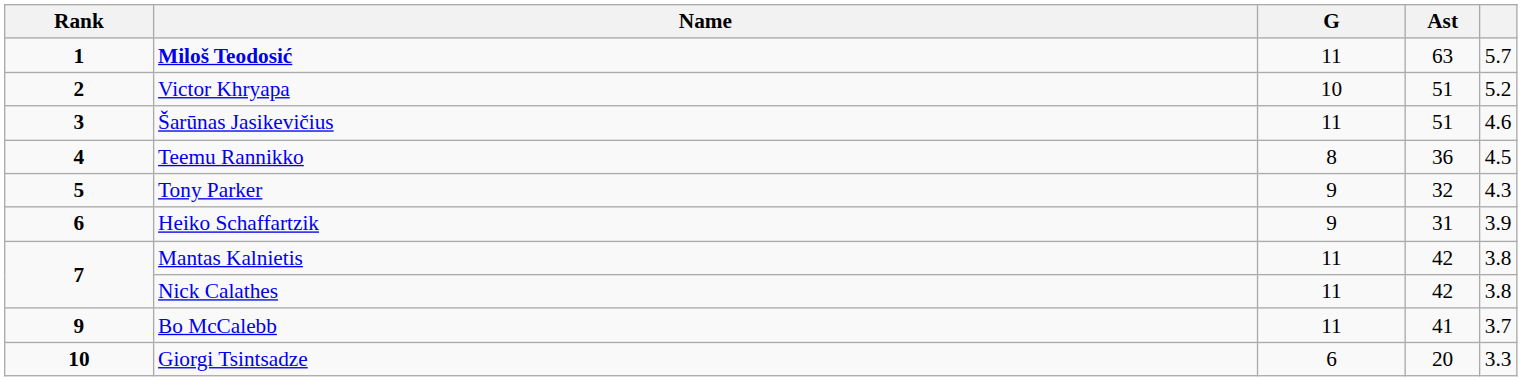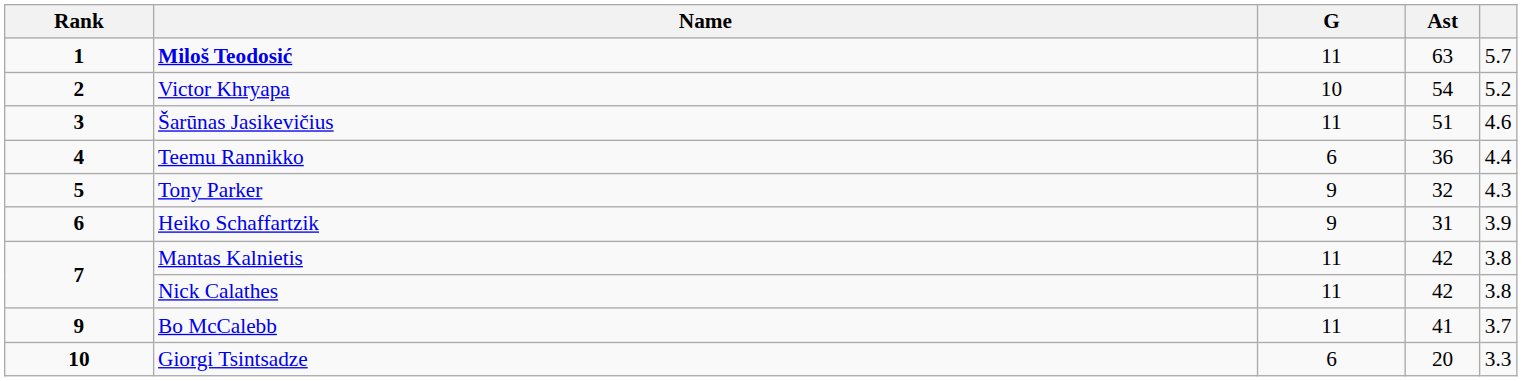(1443, 88) 51 -> (1443, 88) 54
(1331, 156) 8 -> (1331, 156) 6
(1498, 156) 4.5 -> (1498, 156) 4.4
